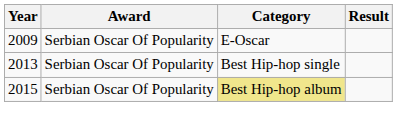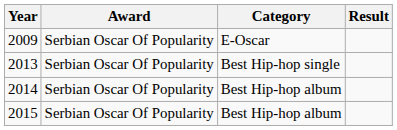+ row: (23, 88)
(281, 88) khaki background -> (281, 112) no background
